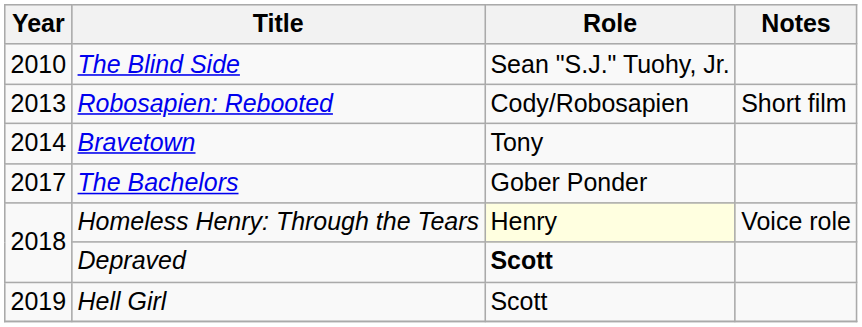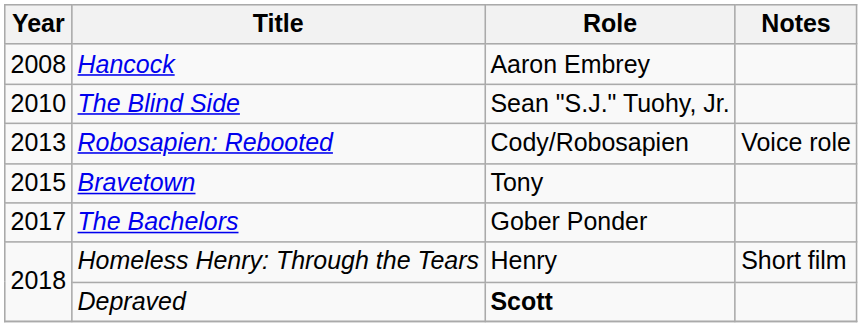+ row: (126, 63)
(794, 103) Short film -> (796, 143) Voice role
(38, 143) 2014 -> (38, 182) 2015
(524, 222) lightyellow background -> (524, 261) no background
(796, 222) Voice role -> (794, 261) Short film
- row: (122, 301)
